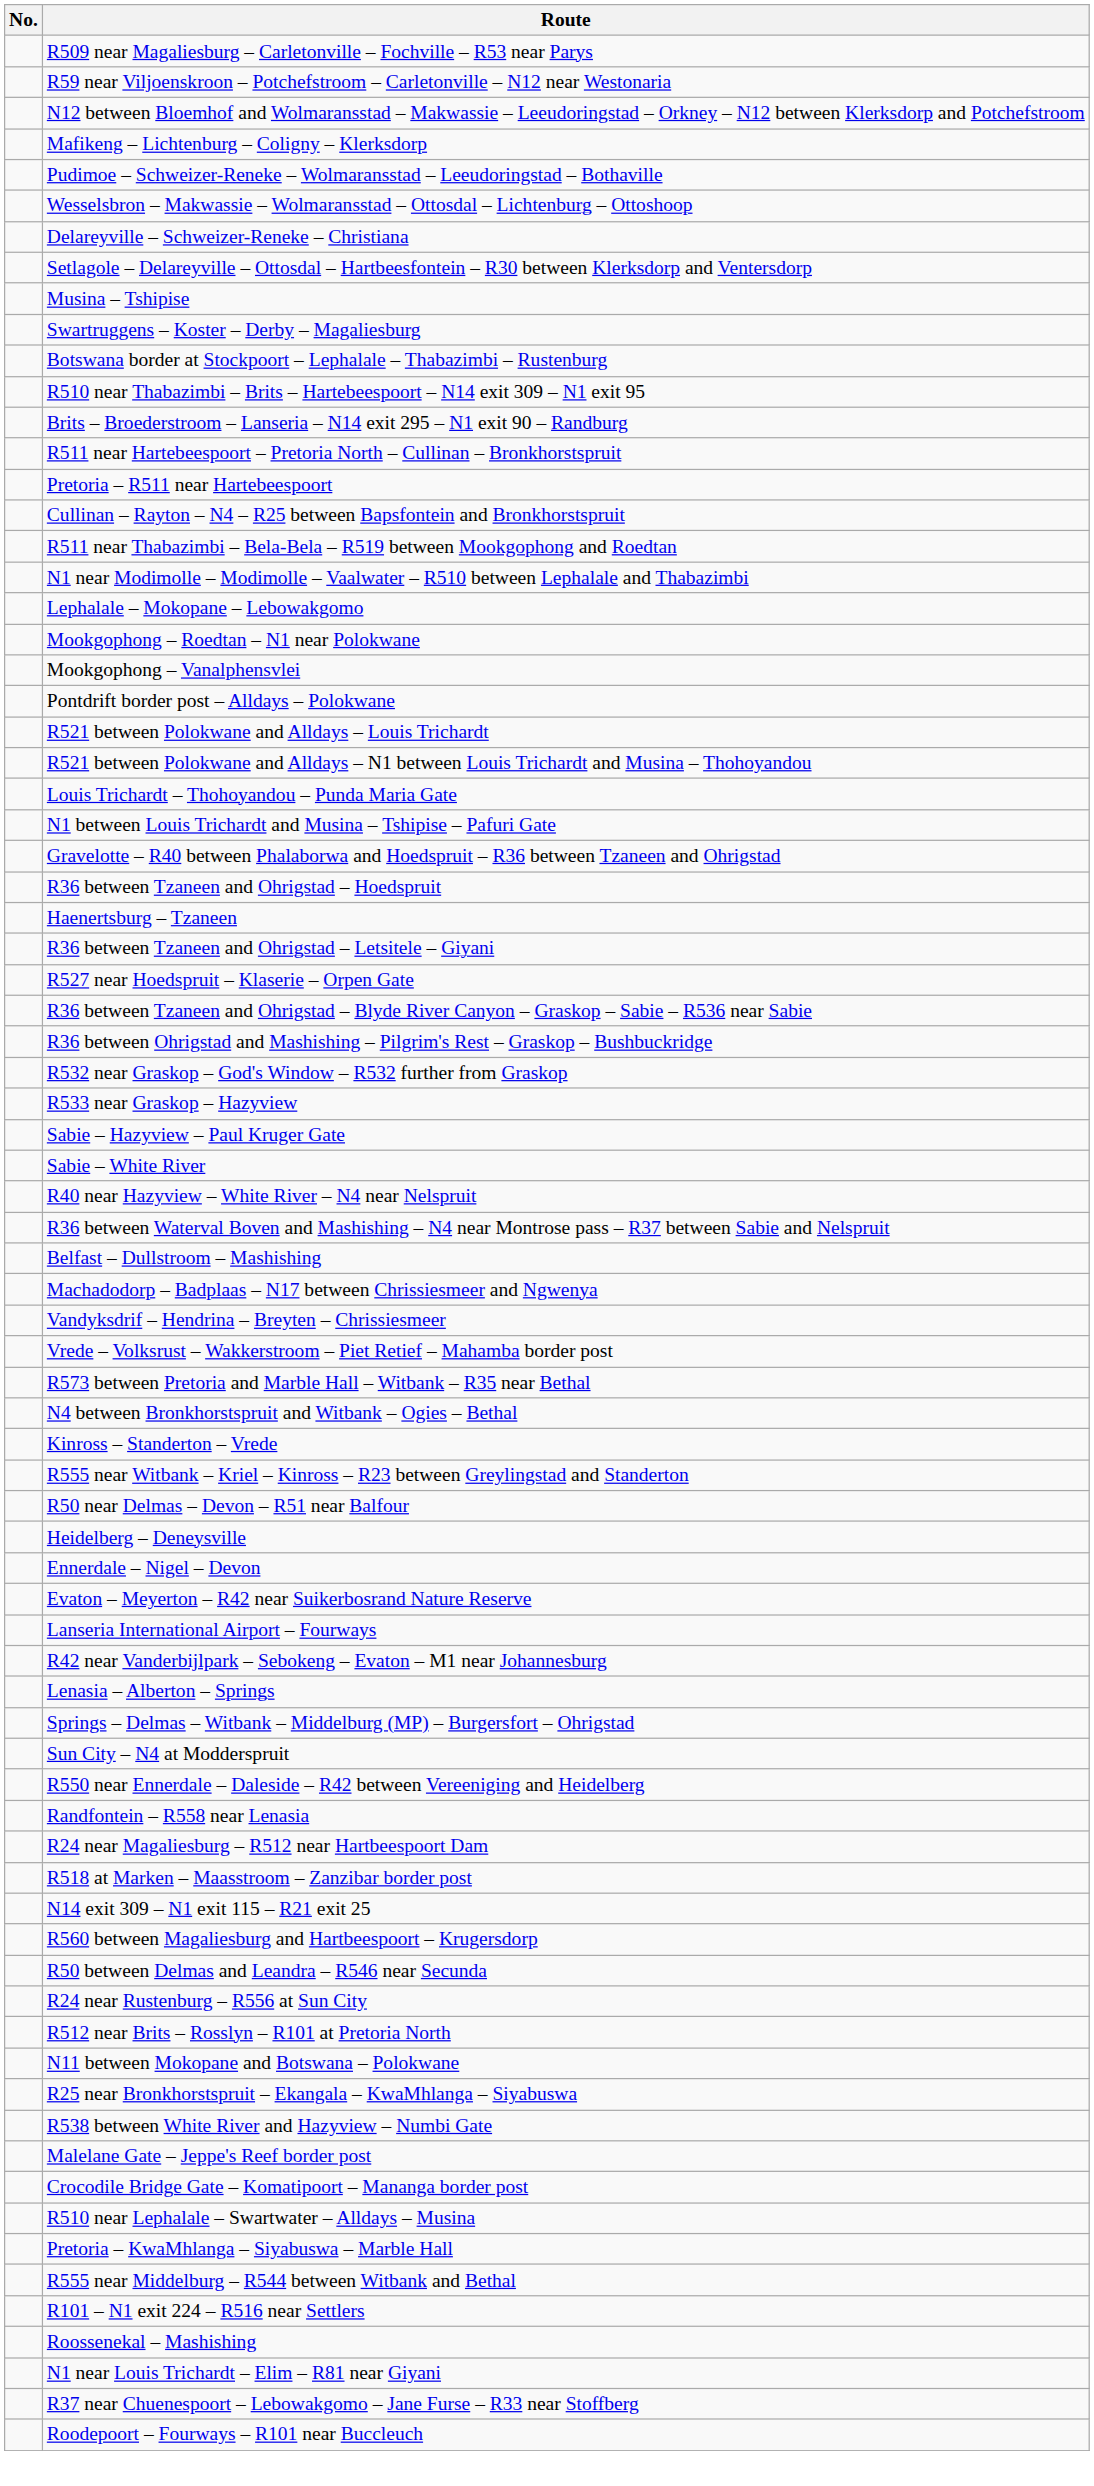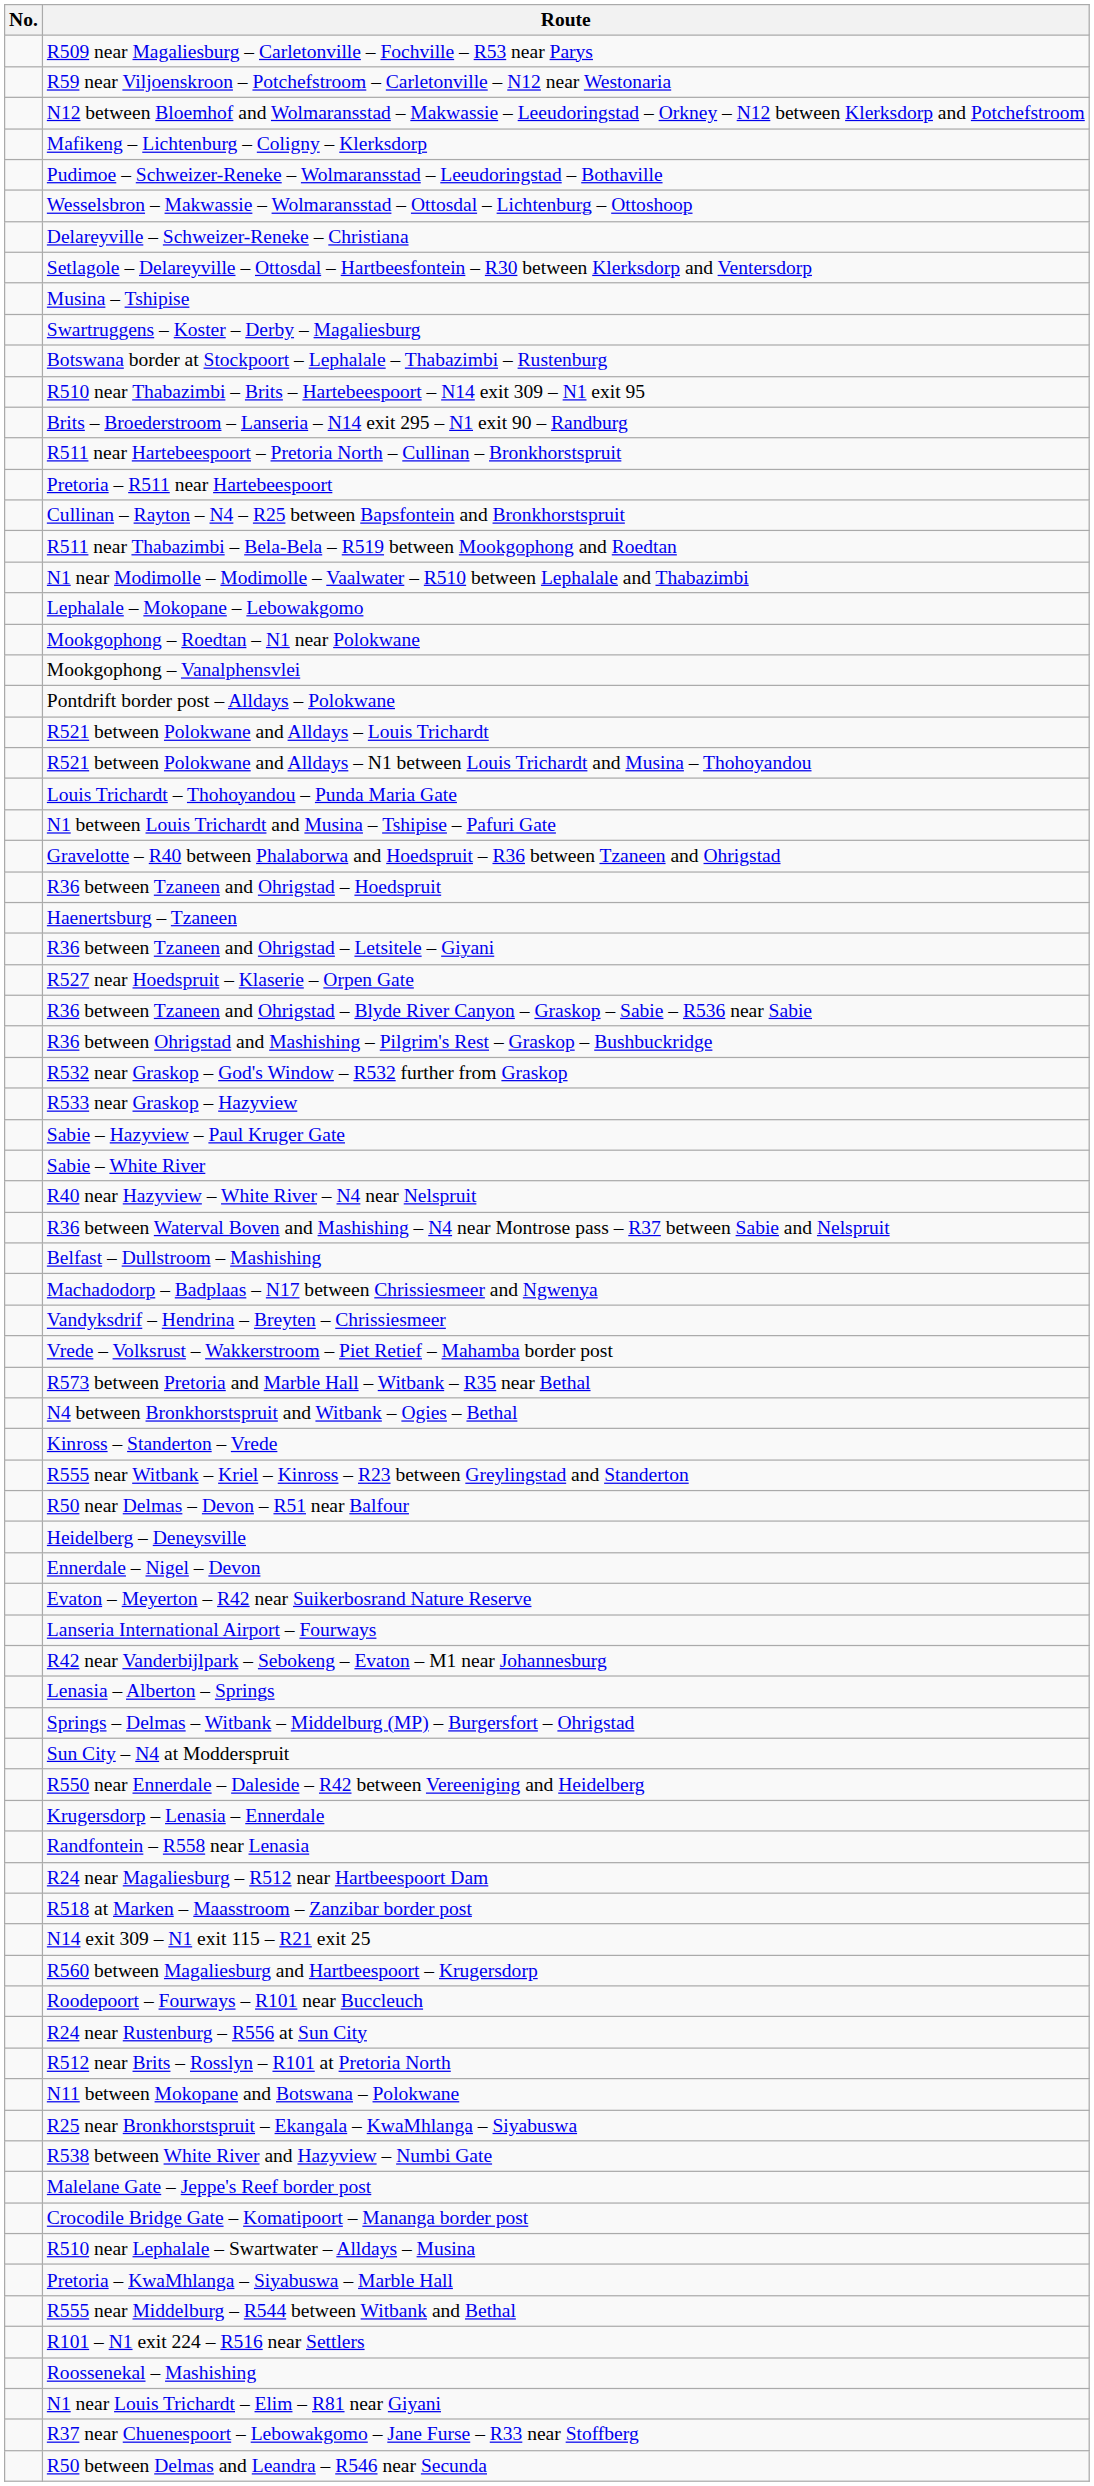+ row: (186, 1815)
rows swapped: (235, 2434) <-> (267, 1970)
